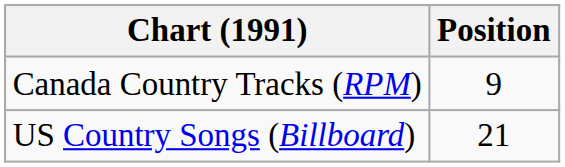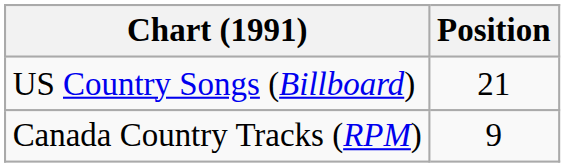rows swapped: (217, 82) <-> (214, 135)
